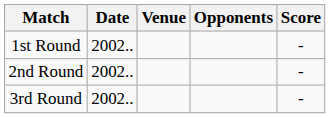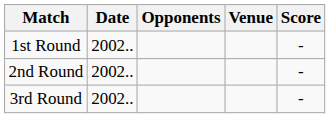columns swapped: (164, 17) <-> (233, 17)
